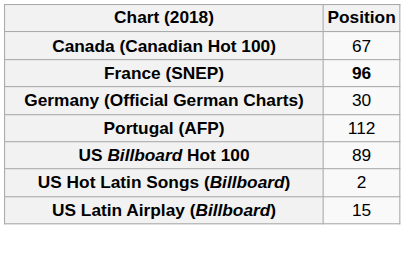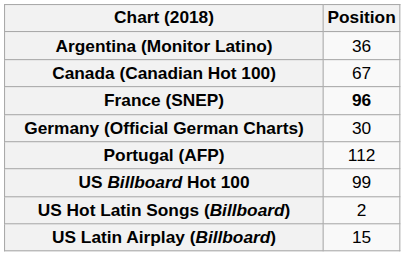+ row: (164, 45)
(362, 155) 89 -> (362, 182) 99
